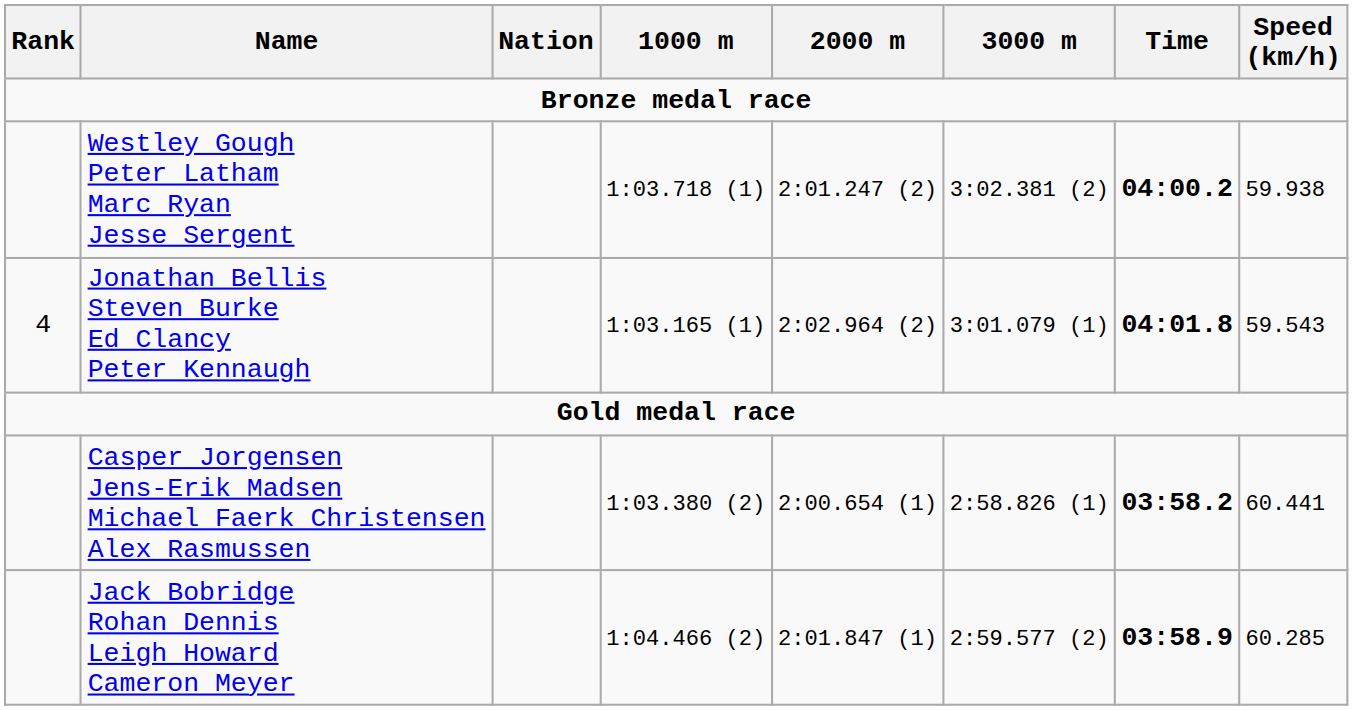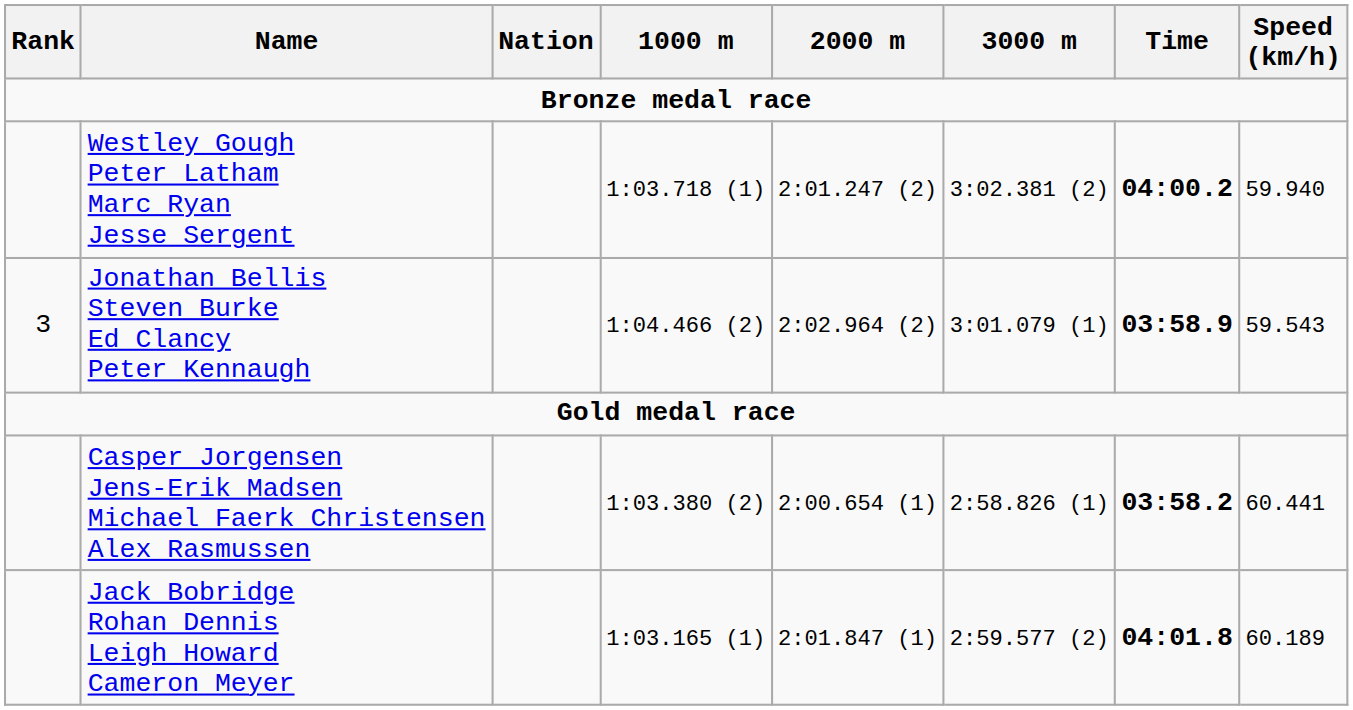(1285, 191) 59.938 -> (1285, 191) 59.940
(43, 325) 4 -> (43, 325) 3
(686, 326) 1:03.165 (1) -> (686, 326) 1:04.466 (2)
(1177, 325) 04:01.8 -> (1177, 325) 03:58.9
(686, 639) 1:04.466 (2) -> (686, 639) 1:03.165 (1)
(1177, 638) 03:58.9 -> (1177, 638) 04:01.8
(1285, 639) 60.285 -> (1285, 639) 60.189
